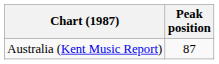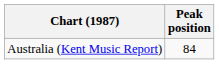(189, 48) 87 -> (189, 48) 84
